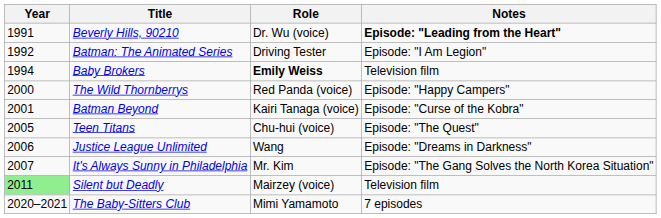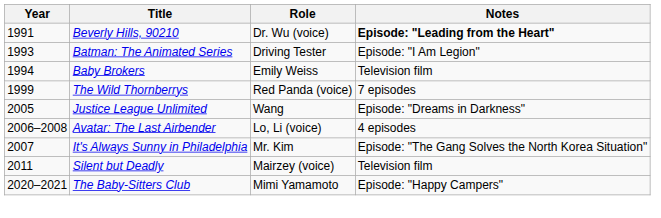(20, 52) 1992 -> (20, 52) 1993
(288, 71) bold -> (285, 71) normal
(20, 90) 2000 -> (20, 90) 1999
(437, 90) Episode: "Happy Campers" -> (387, 90) 7 episodes
- row: (115, 109)
- row: (104, 128)
(20, 147) 2006 -> (20, 109) 2005
+ row: (144, 128)
(20, 185) lightgreen background -> (20, 166) no background
(393, 204) 7 episodes -> (430, 185) Episode: "Happy Campers"
